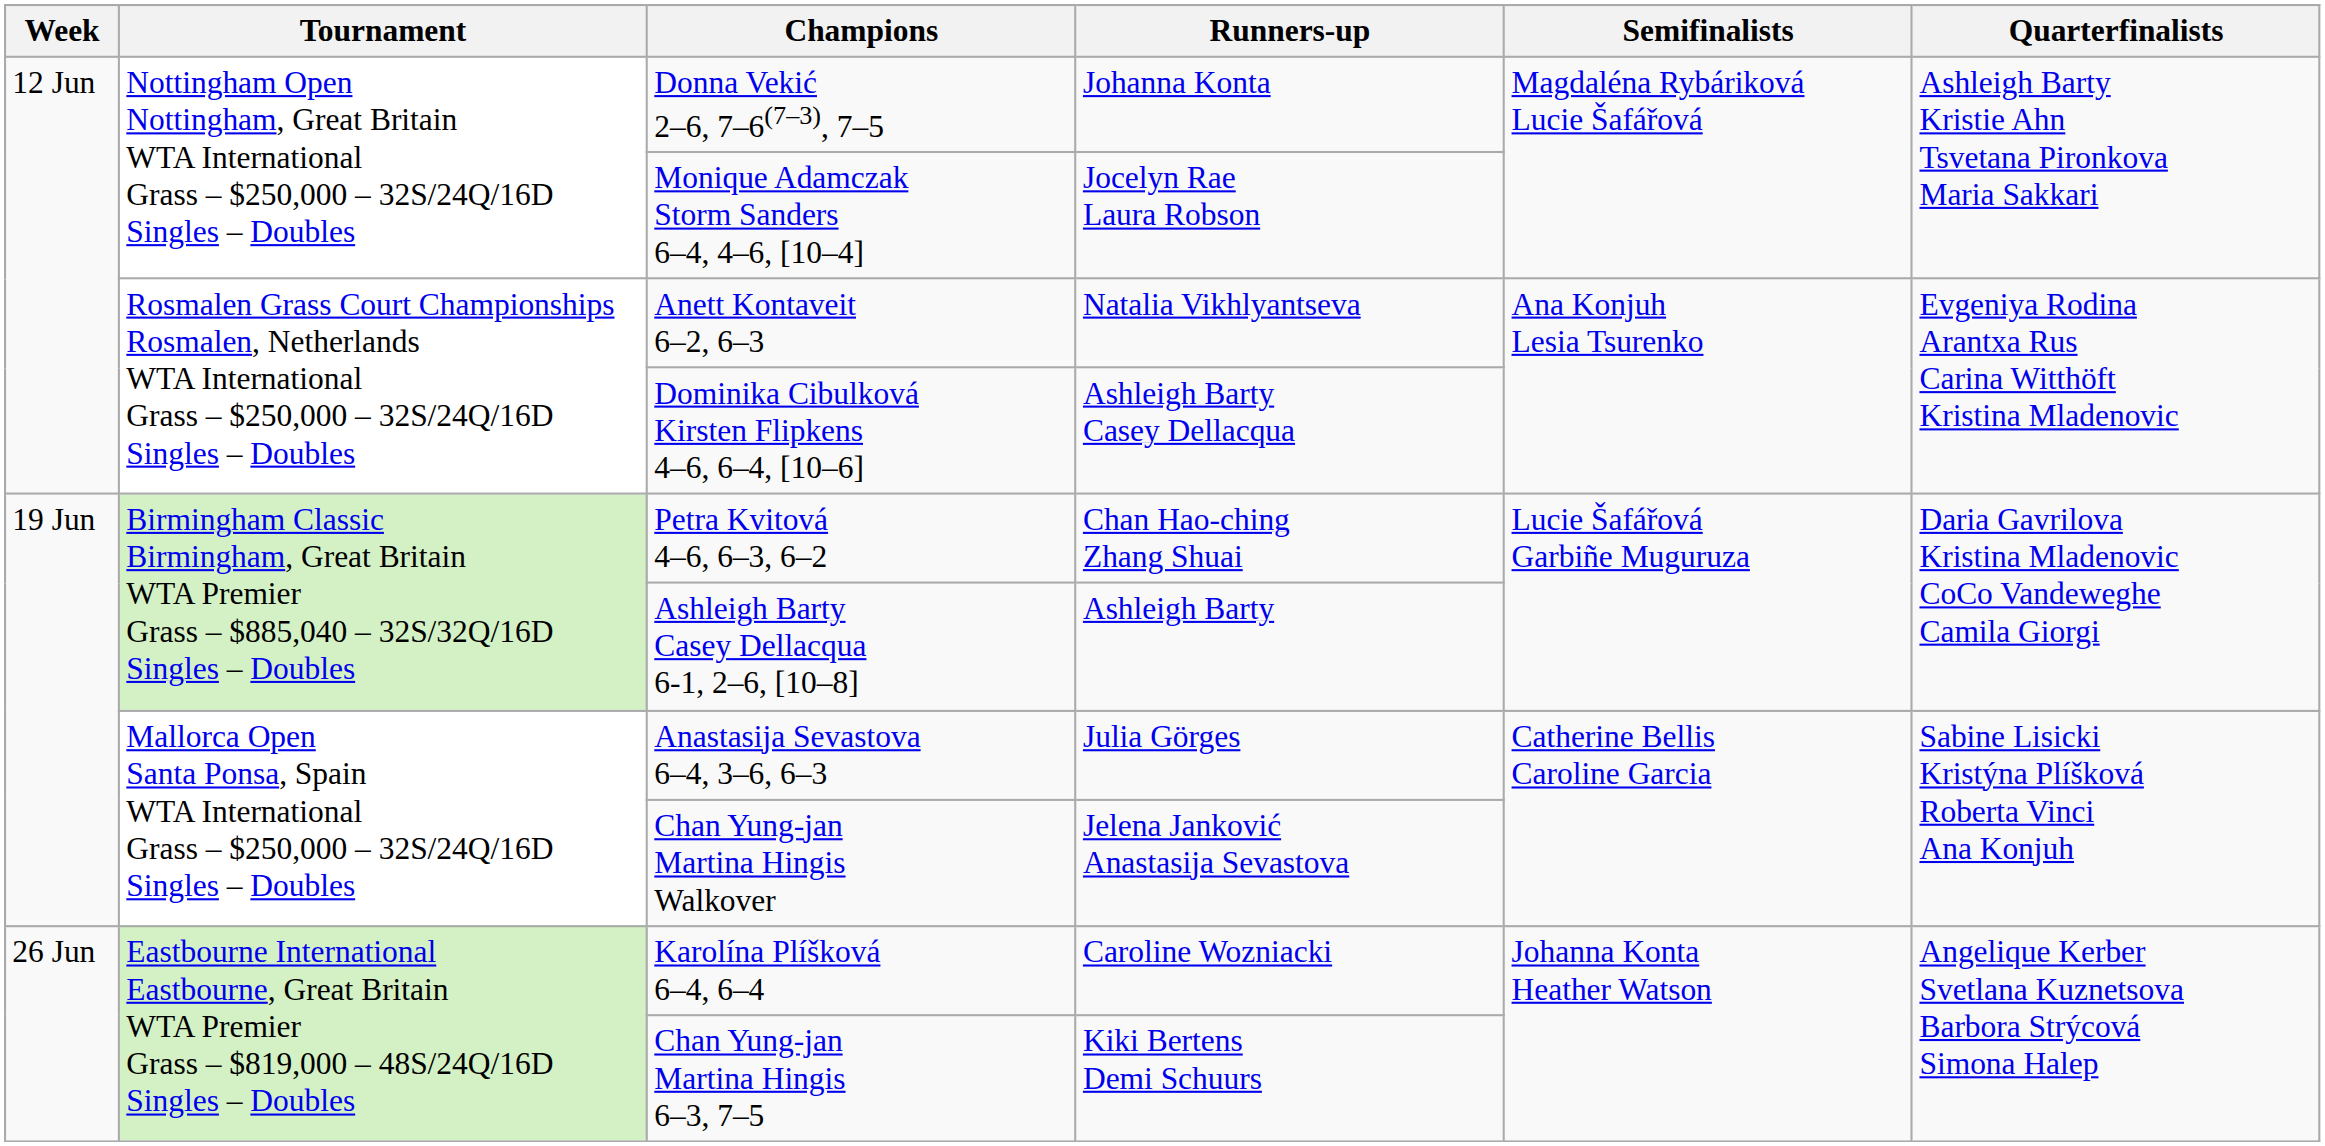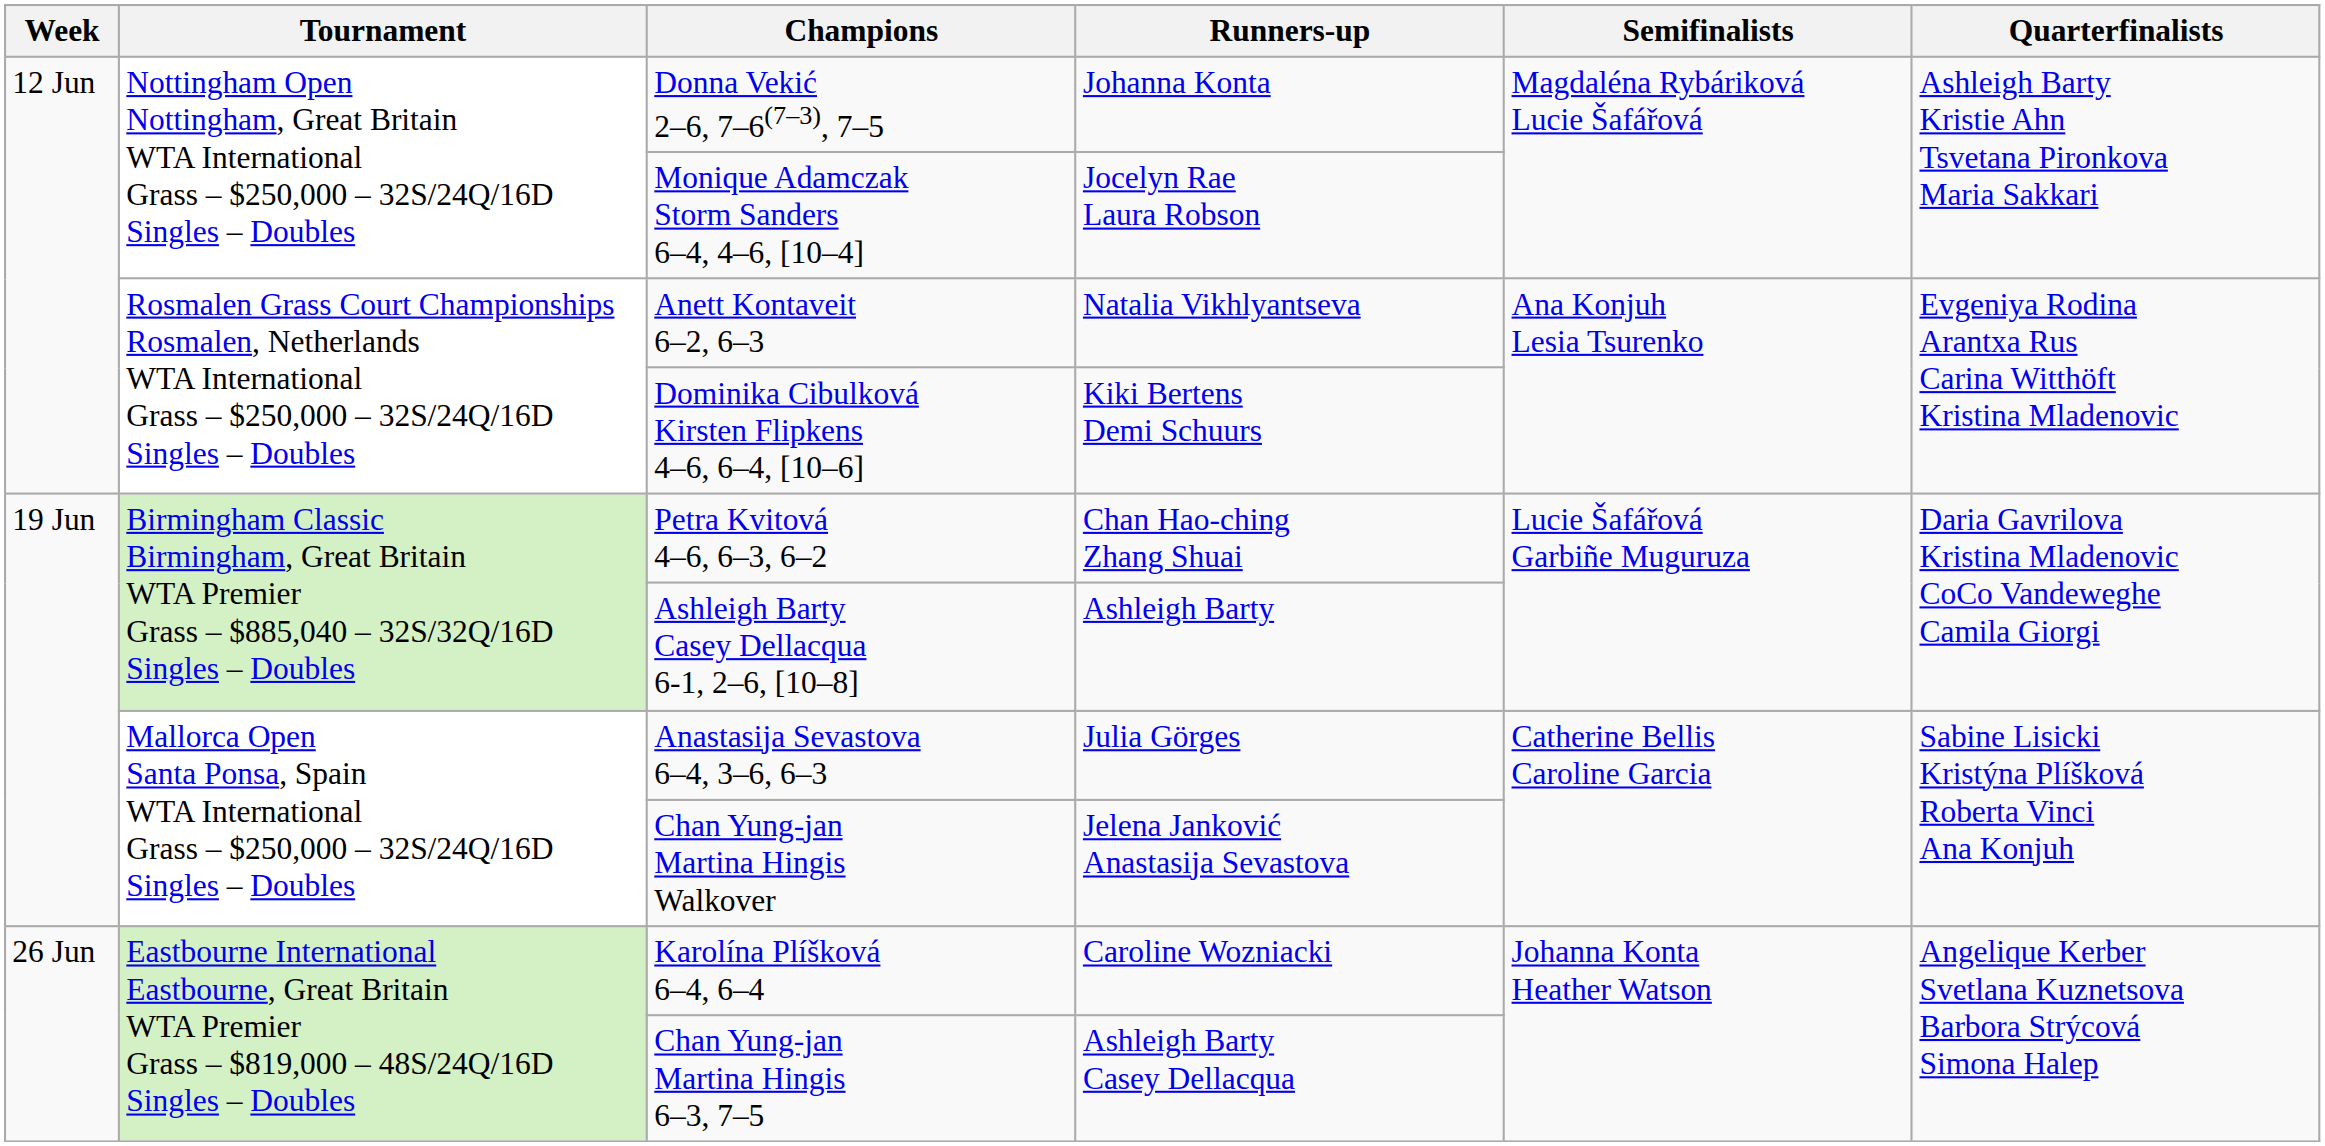(1189, 412) Ashleigh Barty Casey Dellacqua -> (1172, 412) Kiki Bertens Demi Schuurs
(1172, 1058) Kiki Bertens Demi Schuurs -> (1189, 1058) Ashleigh Barty Casey Dellacqua
